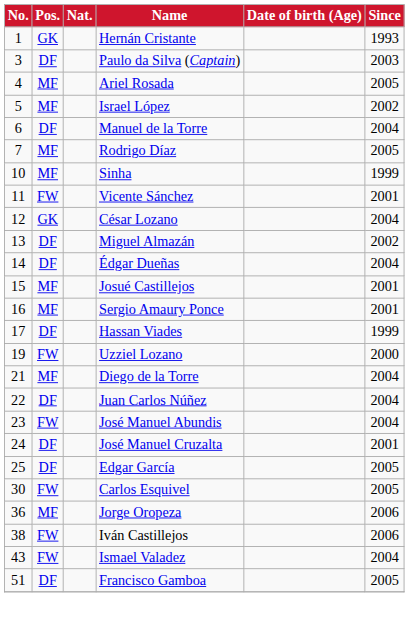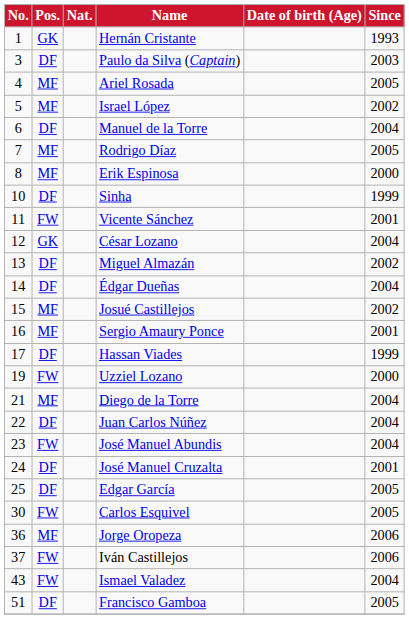+ row: (139, 173)
(48, 173) MF -> (48, 196) DF
(385, 286) 2001 -> (385, 309) 2002
(18, 535) 38 -> (18, 557) 37
